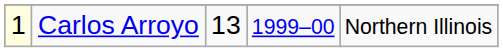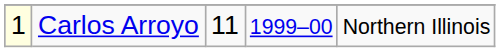(226, 25) 13 -> (225, 25) 11
